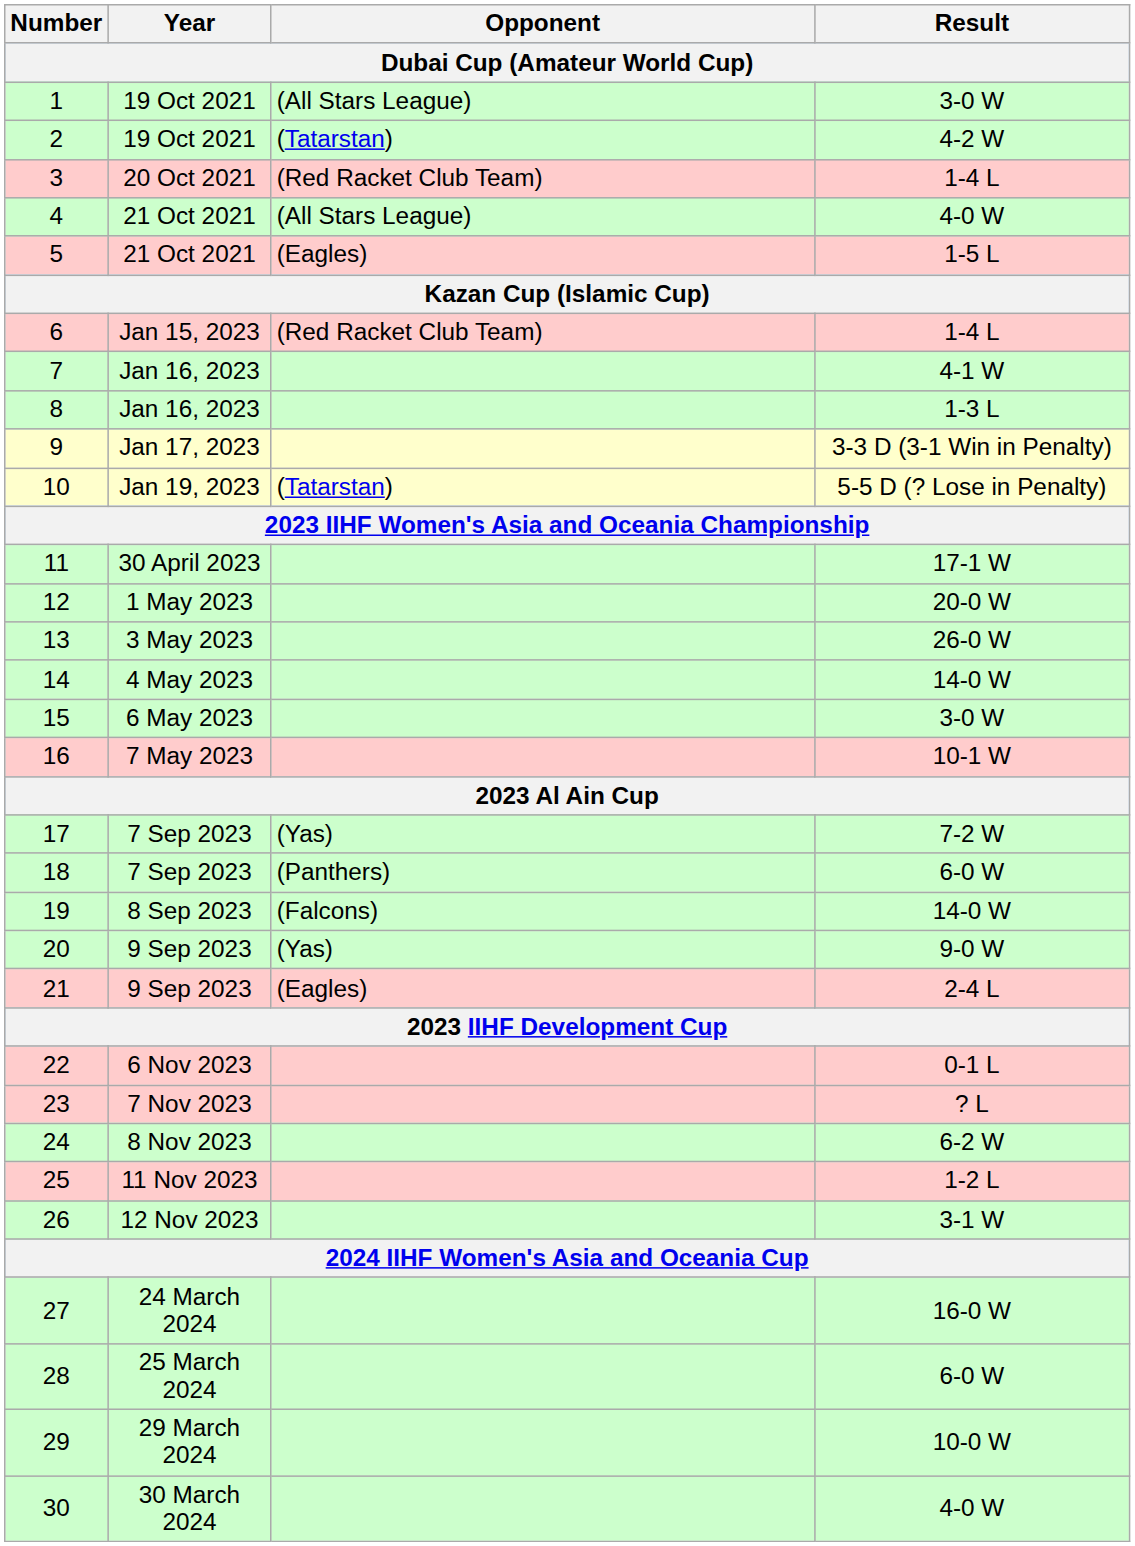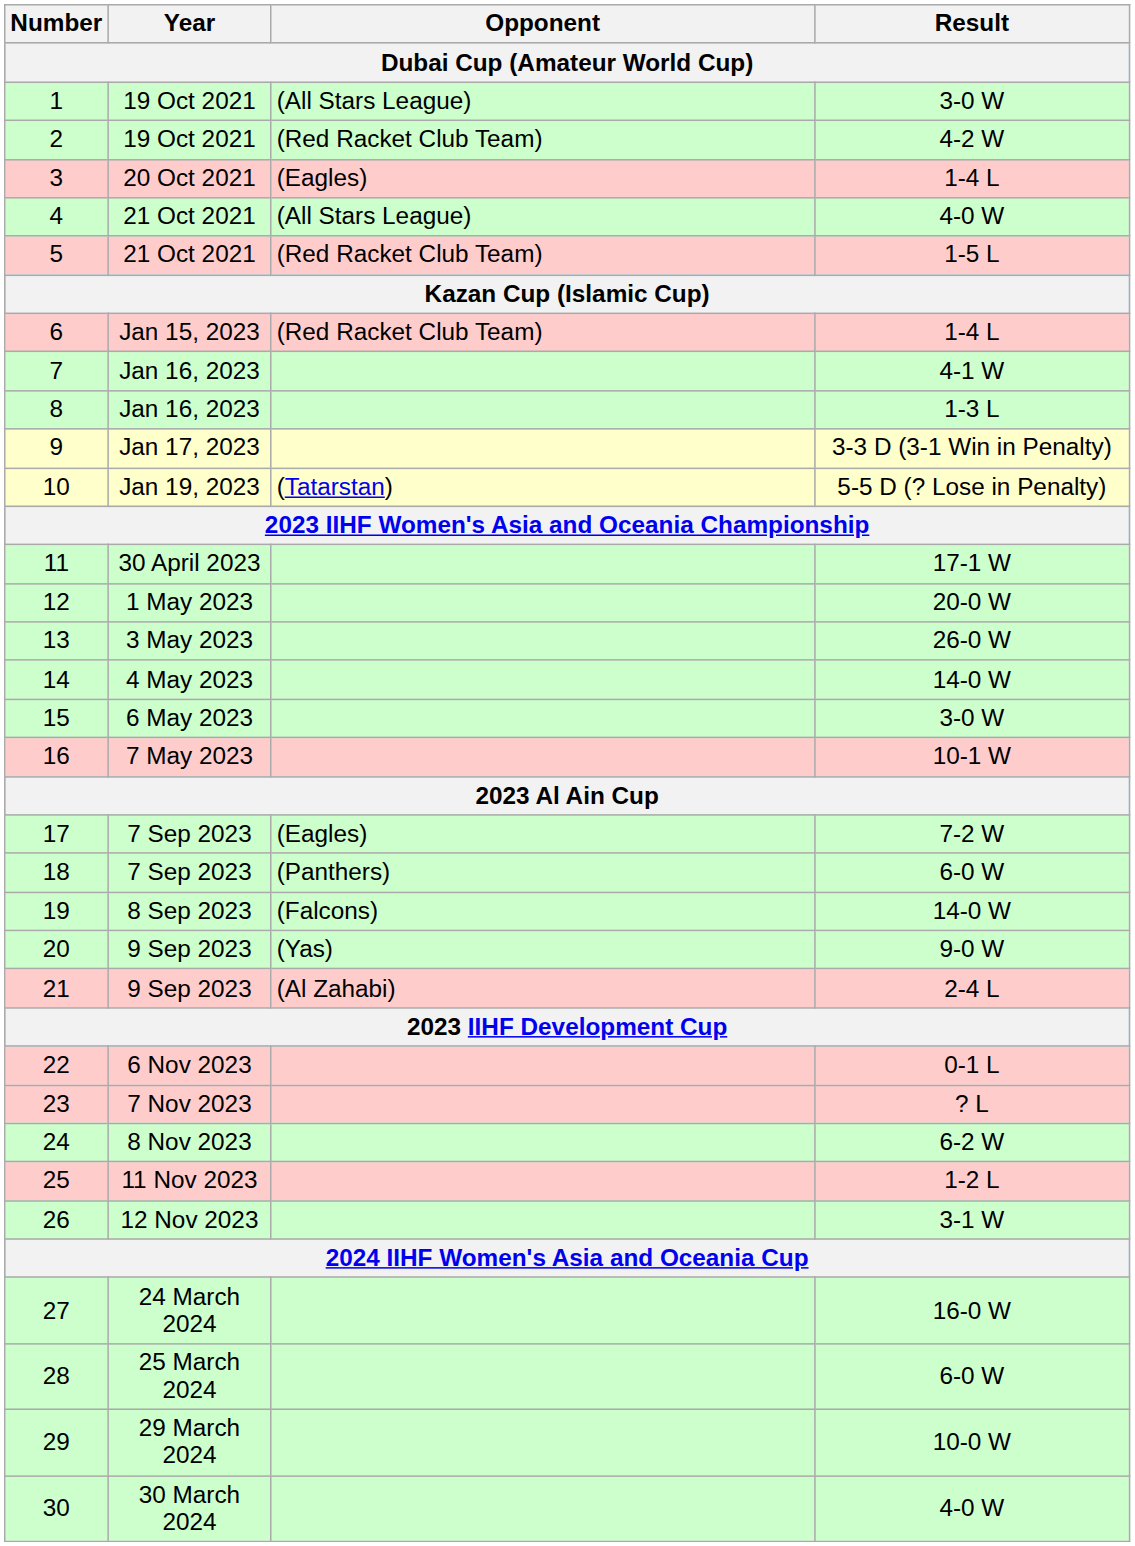(335, 139) (Tatarstan) -> (410, 139) (Red Racket Club Team)
(410, 178) (Red Racket Club Team) -> (322, 178) (Eagles)
(322, 255) (Eagles) -> (410, 255) (Red Racket Club Team)
(305, 833) (Yas) -> (322, 833) (Eagles)
(322, 988) (Eagles) -> (336, 988) (Al Zahabi)
